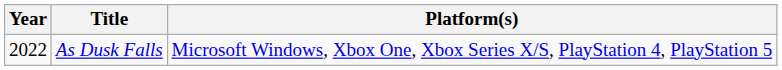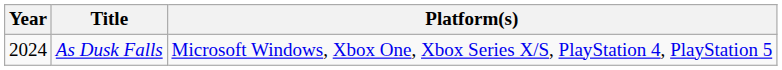(28, 49) 2022 -> (28, 49) 2024
